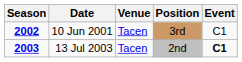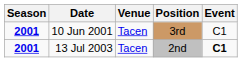(27, 31) 2002 -> (27, 31) 2001
(27, 48) 2003 -> (27, 48) 2001
